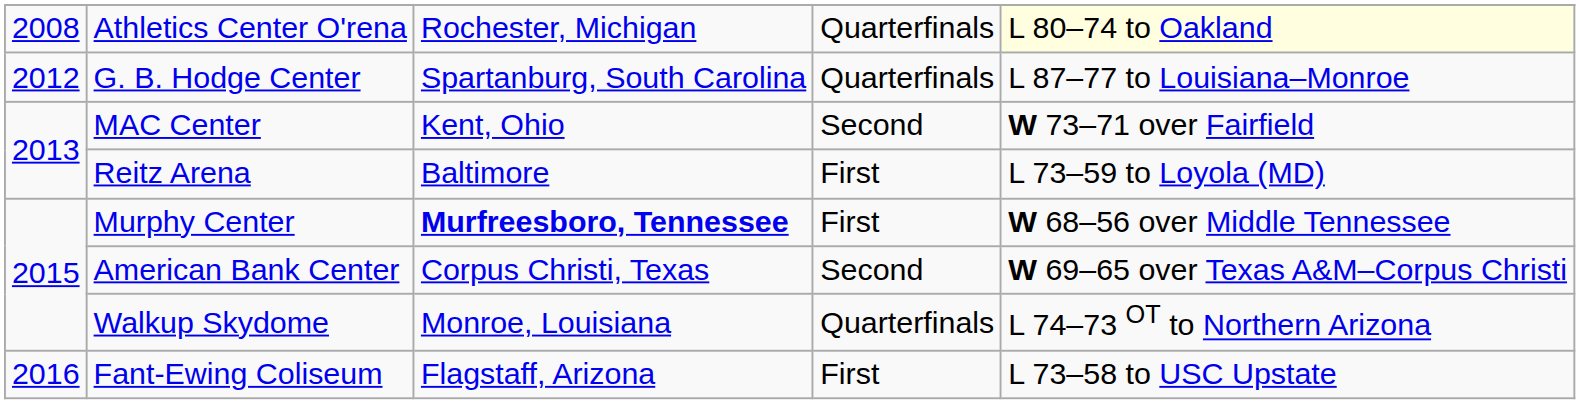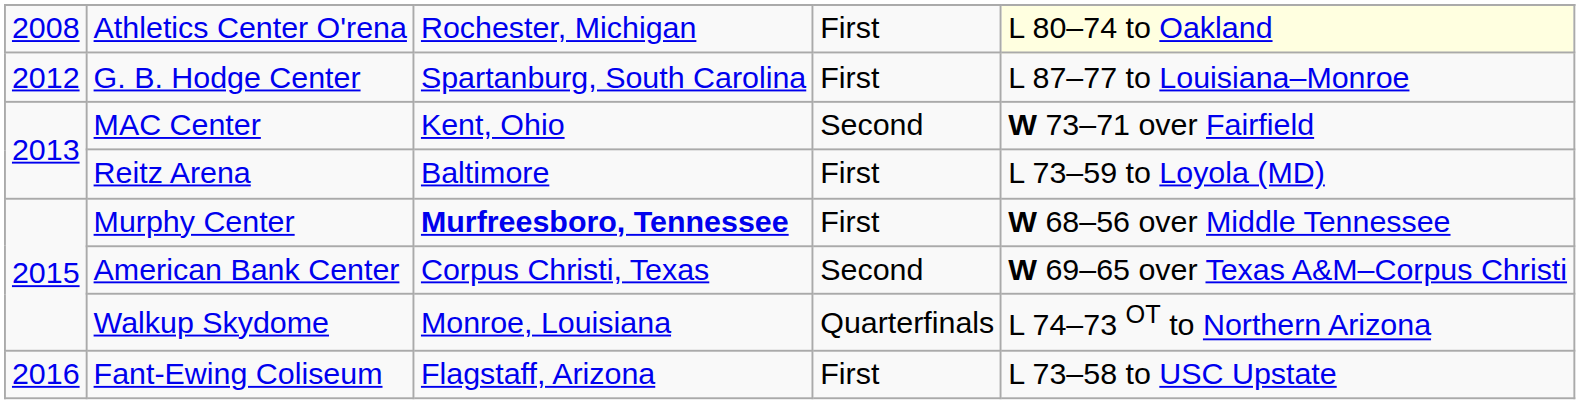(907, 28) Quarterfinals -> (850, 28) First
(907, 76) Quarterfinals -> (850, 76) First
